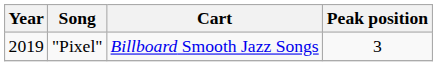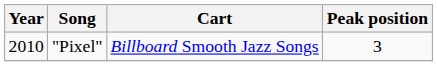(26, 46) 2019 -> (26, 46) 2010
